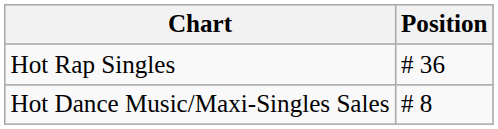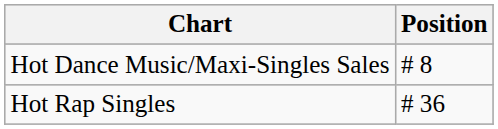rows swapped: (93, 64) <-> (200, 104)
